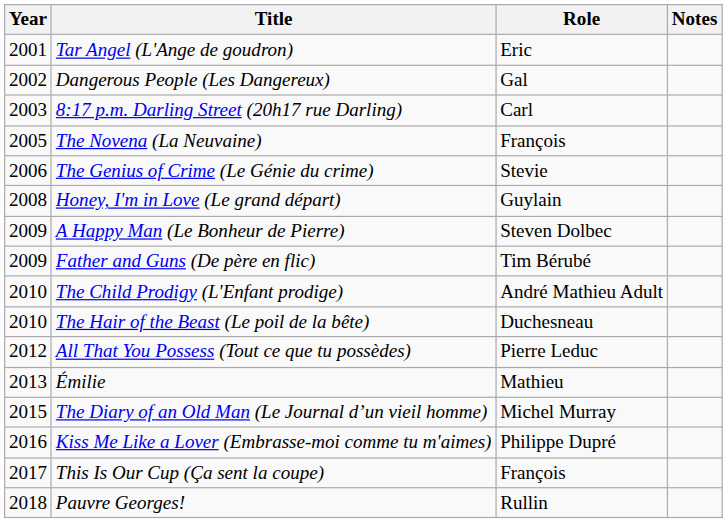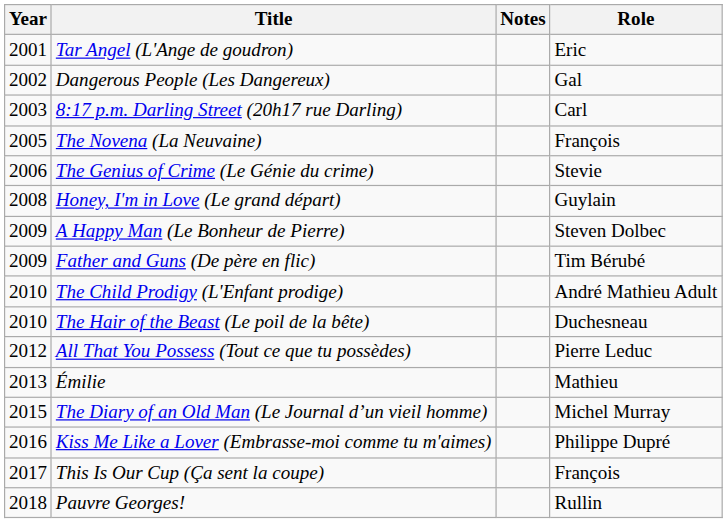columns swapped: (582, 19) <-> (695, 19)
